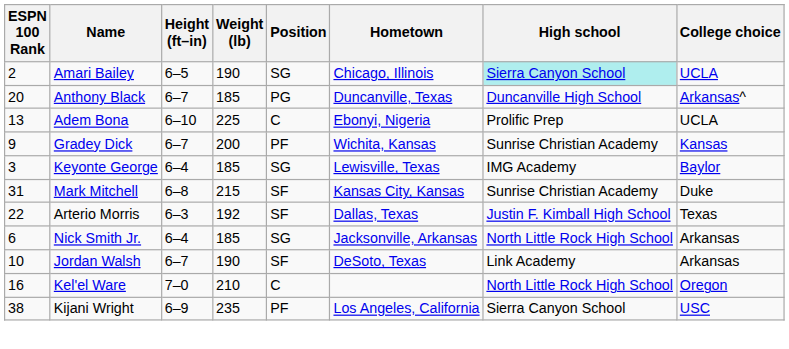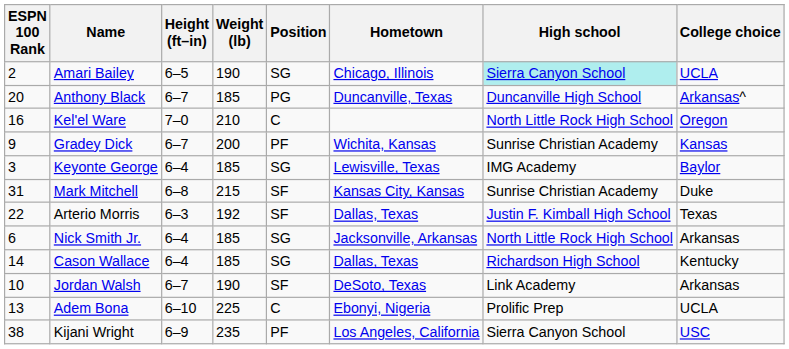rows swapped: (91, 120) <-> (90, 285)
+ row: (102, 262)
